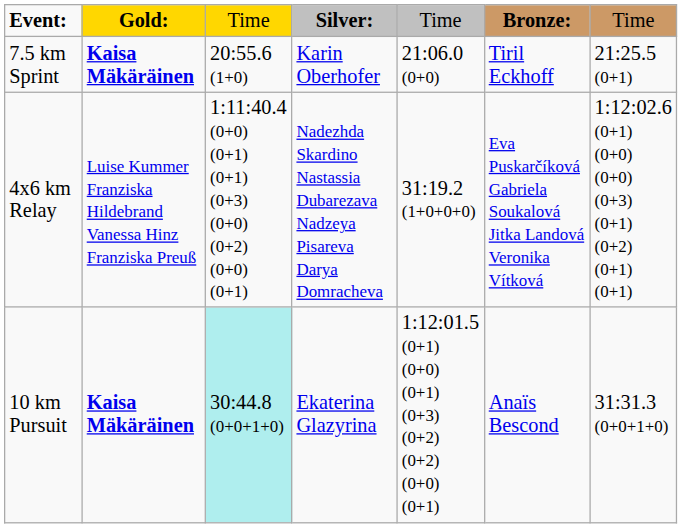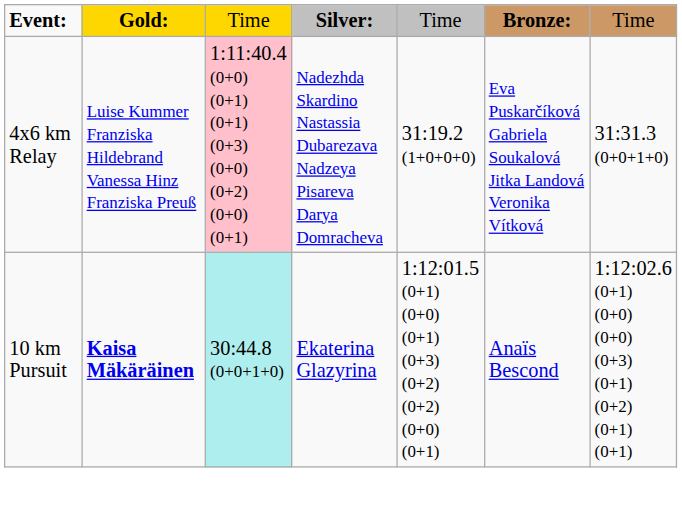- row: (38, 64)
(248, 199) no background -> (248, 144) pink background
(633, 199) 1:12:02.6 (0+1) (0+0) (0+0) (0+3) (0+1) (0+2) (0+1) (0+1) -> (631, 144) 31:31.3 (0+0+1+0)
(631, 414) 31:31.3 (0+0+1+0) -> (633, 359) 1:12:02.6 (0+1) (0+0) (0+0) (0+3) (0+1) (0+2) (0+1) (0+1)
